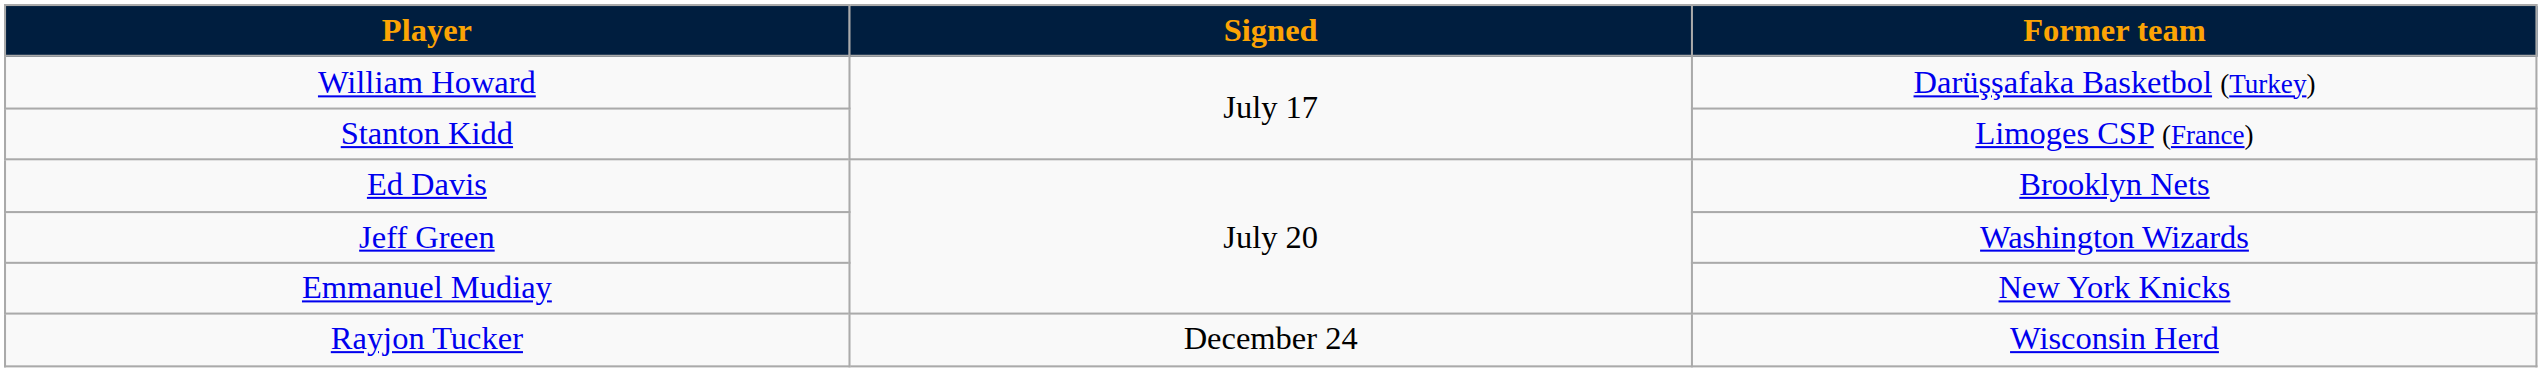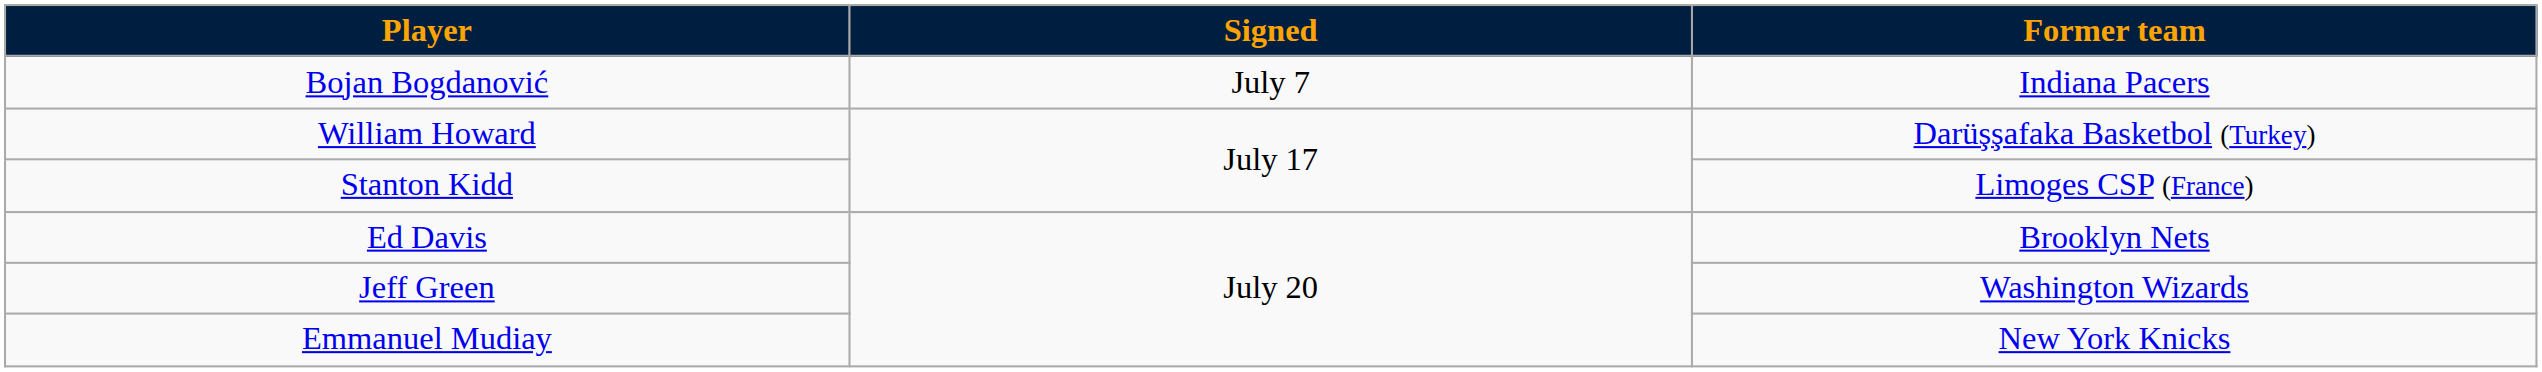+ row: (427, 81)
- row: (427, 339)
